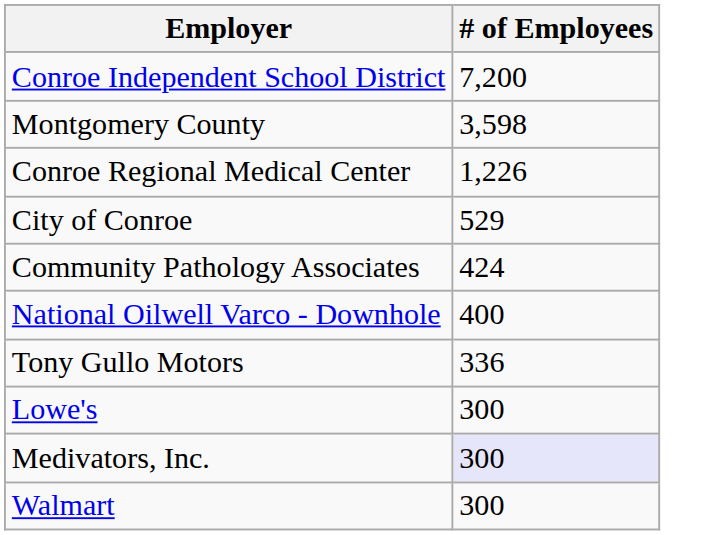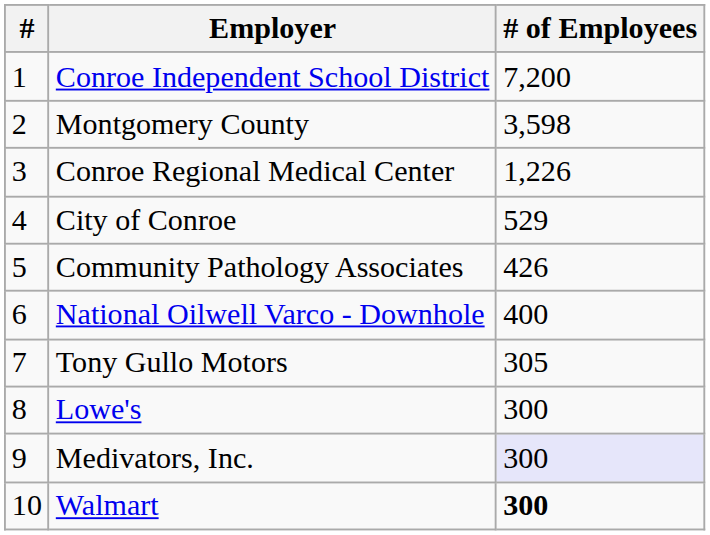+ column: (27, 28)
(482, 266) 424 -> (526, 266) 426
(482, 362) 336 -> (526, 362) 305
(482, 505) normal -> (526, 505) bold
